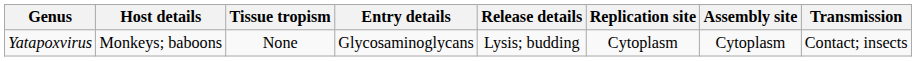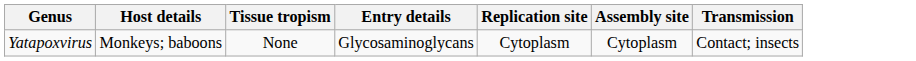- column: (532, 17)
